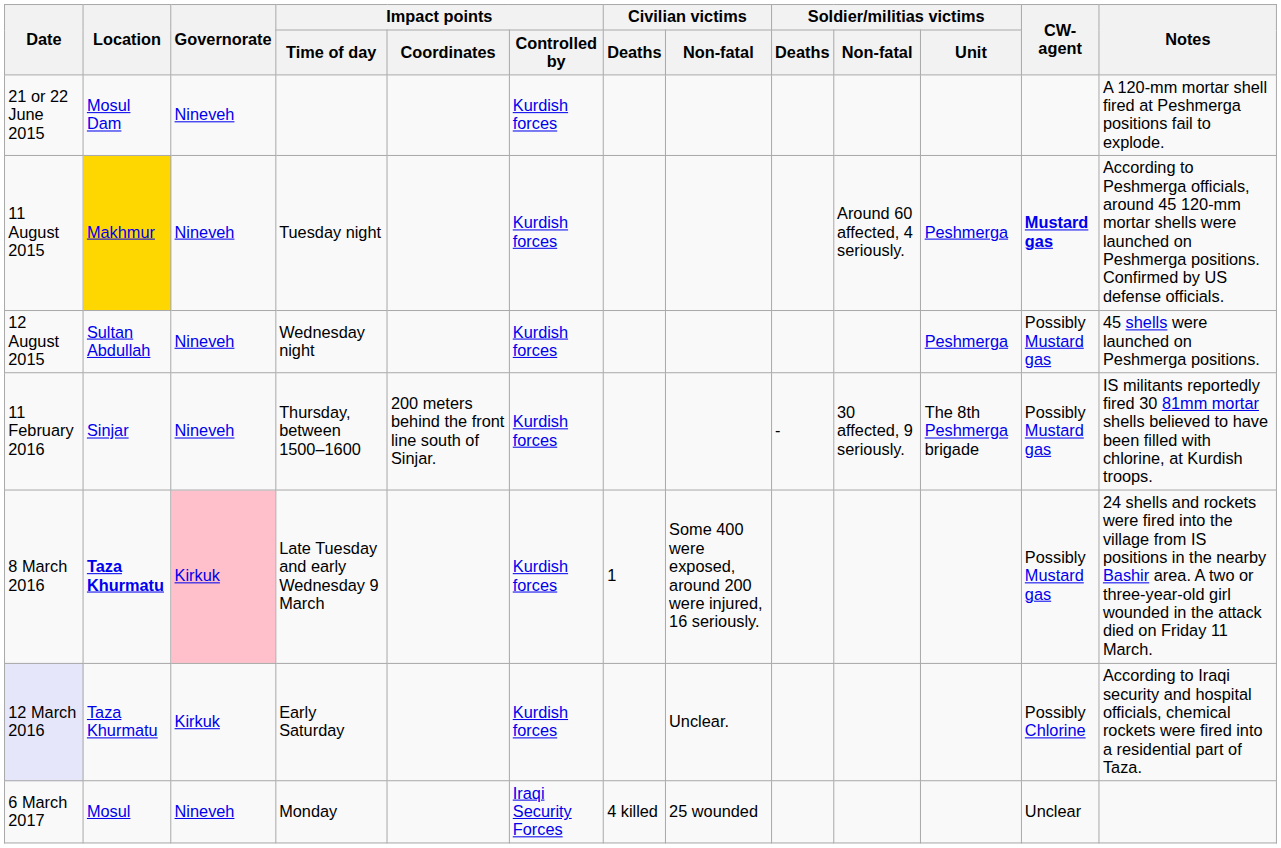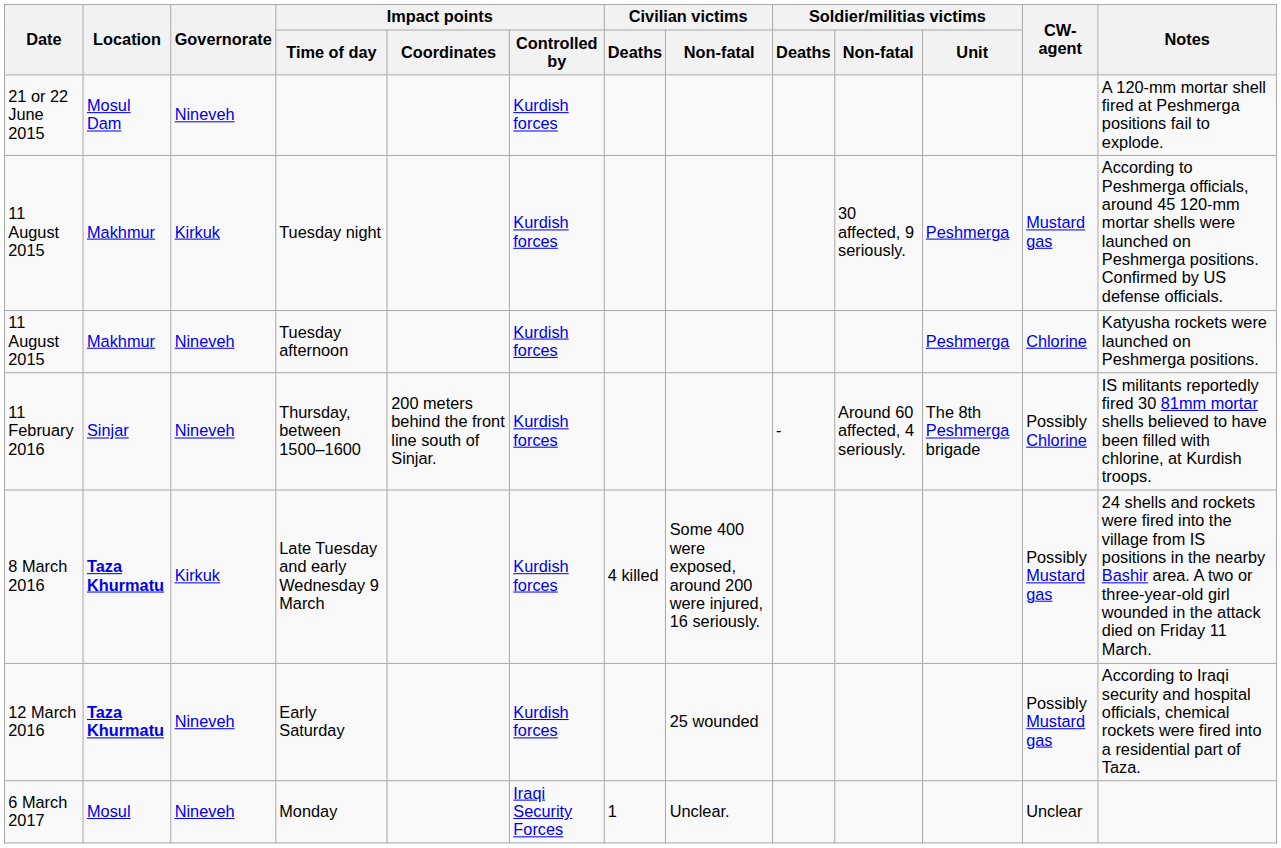(121, 232) gold background -> (121, 232) no background
(205, 232) Nineveh -> (197, 232) Kirkuk
(875, 232) Around 60 affected, 4 seriously. -> (876, 232) 30 affected, 9 seriously.
(1057, 232) bold -> (1056, 232) normal
+ row: (314, 341)
- row: (322, 341)
(875, 431) 30 affected, 9 seriously. -> (876, 431) Around 60 affected, 4 seriously.
(1055, 431) Possibly Mustard gas -> (1057, 431) Possibly Chlorine
(197, 576) pink background -> (197, 576) no background
(612, 576) 1 -> (633, 576) 4 killed
(42, 721) lavender background -> (42, 721) no background
(122, 721) normal -> (126, 721) bold
(197, 721) Kirkuk -> (205, 721) Nineveh
(699, 721) Unclear. -> (714, 721) 25 wounded
(1055, 721) Possibly Chlorine -> (1057, 721) Possibly Mustard gas
(633, 812) 4 killed -> (612, 812) 1
(714, 812) 25 wounded -> (700, 812) Unclear.
